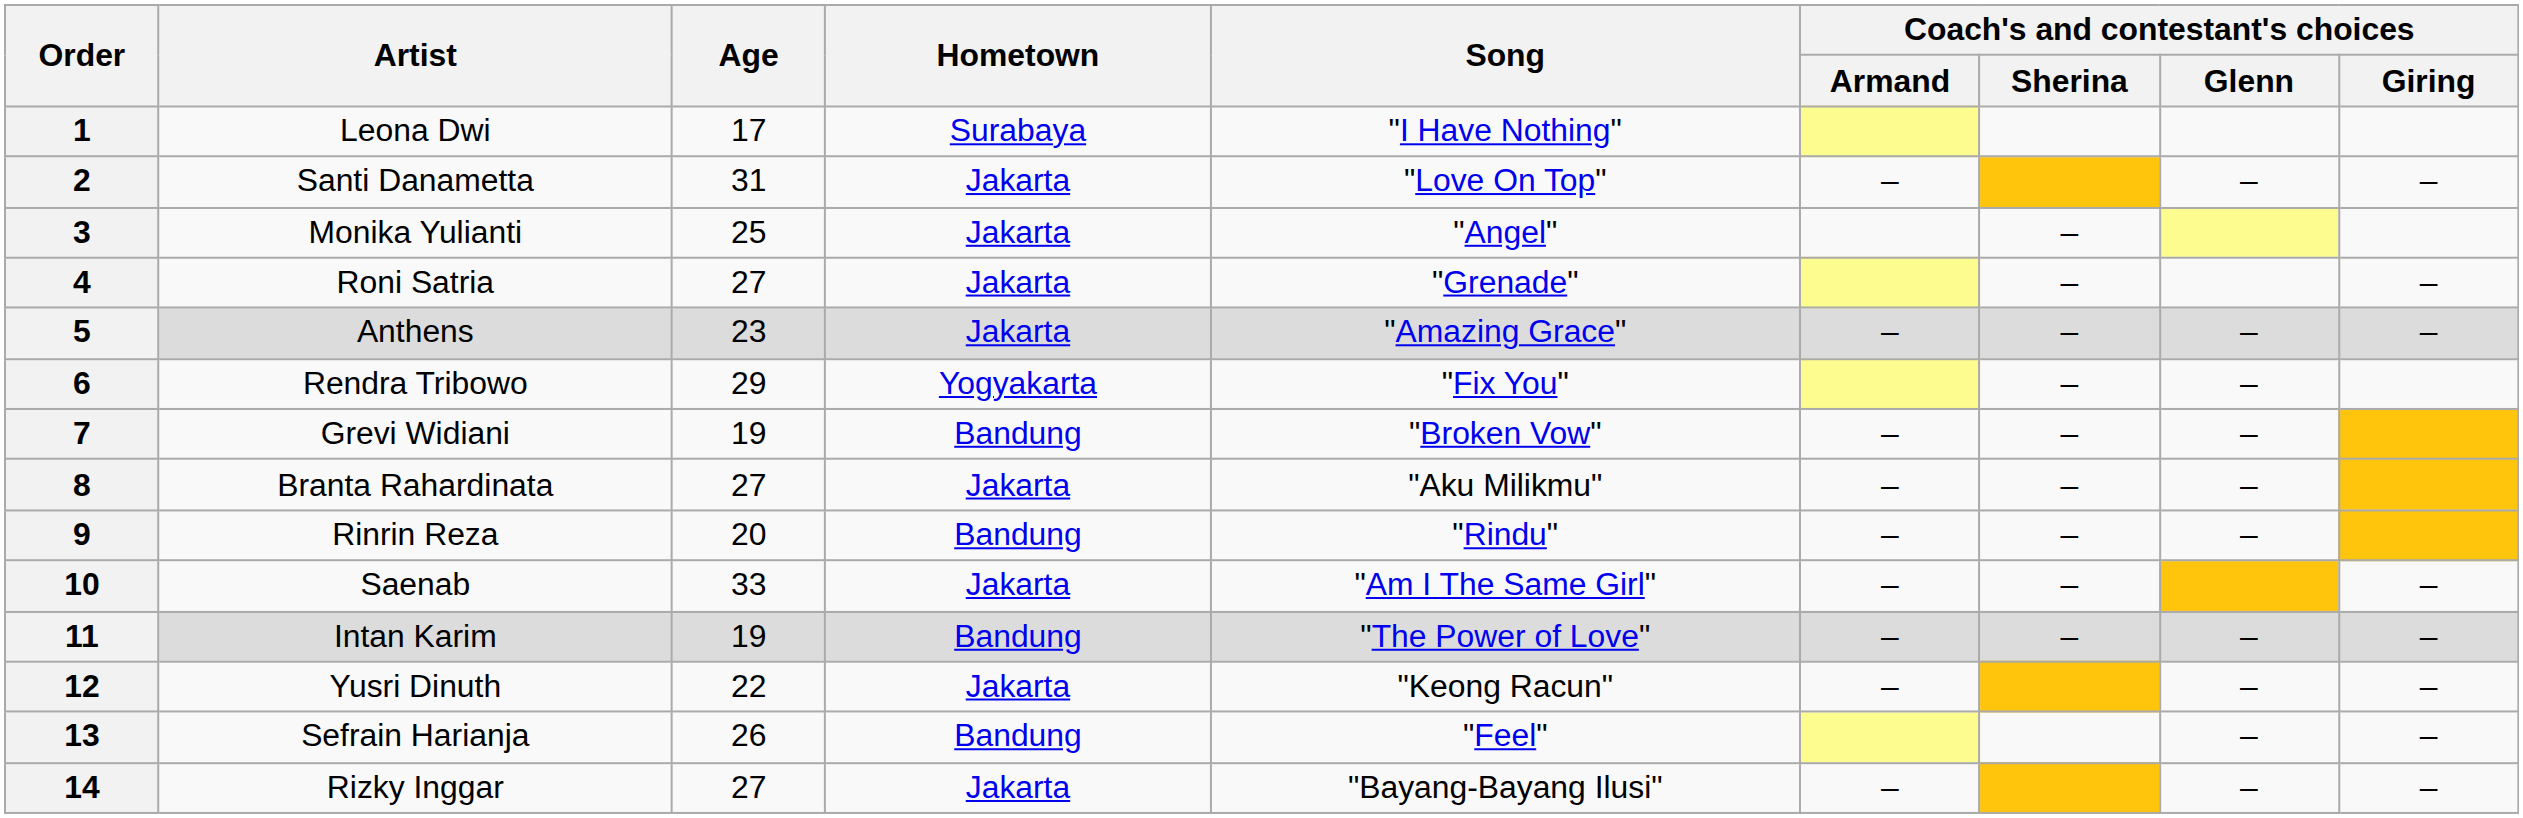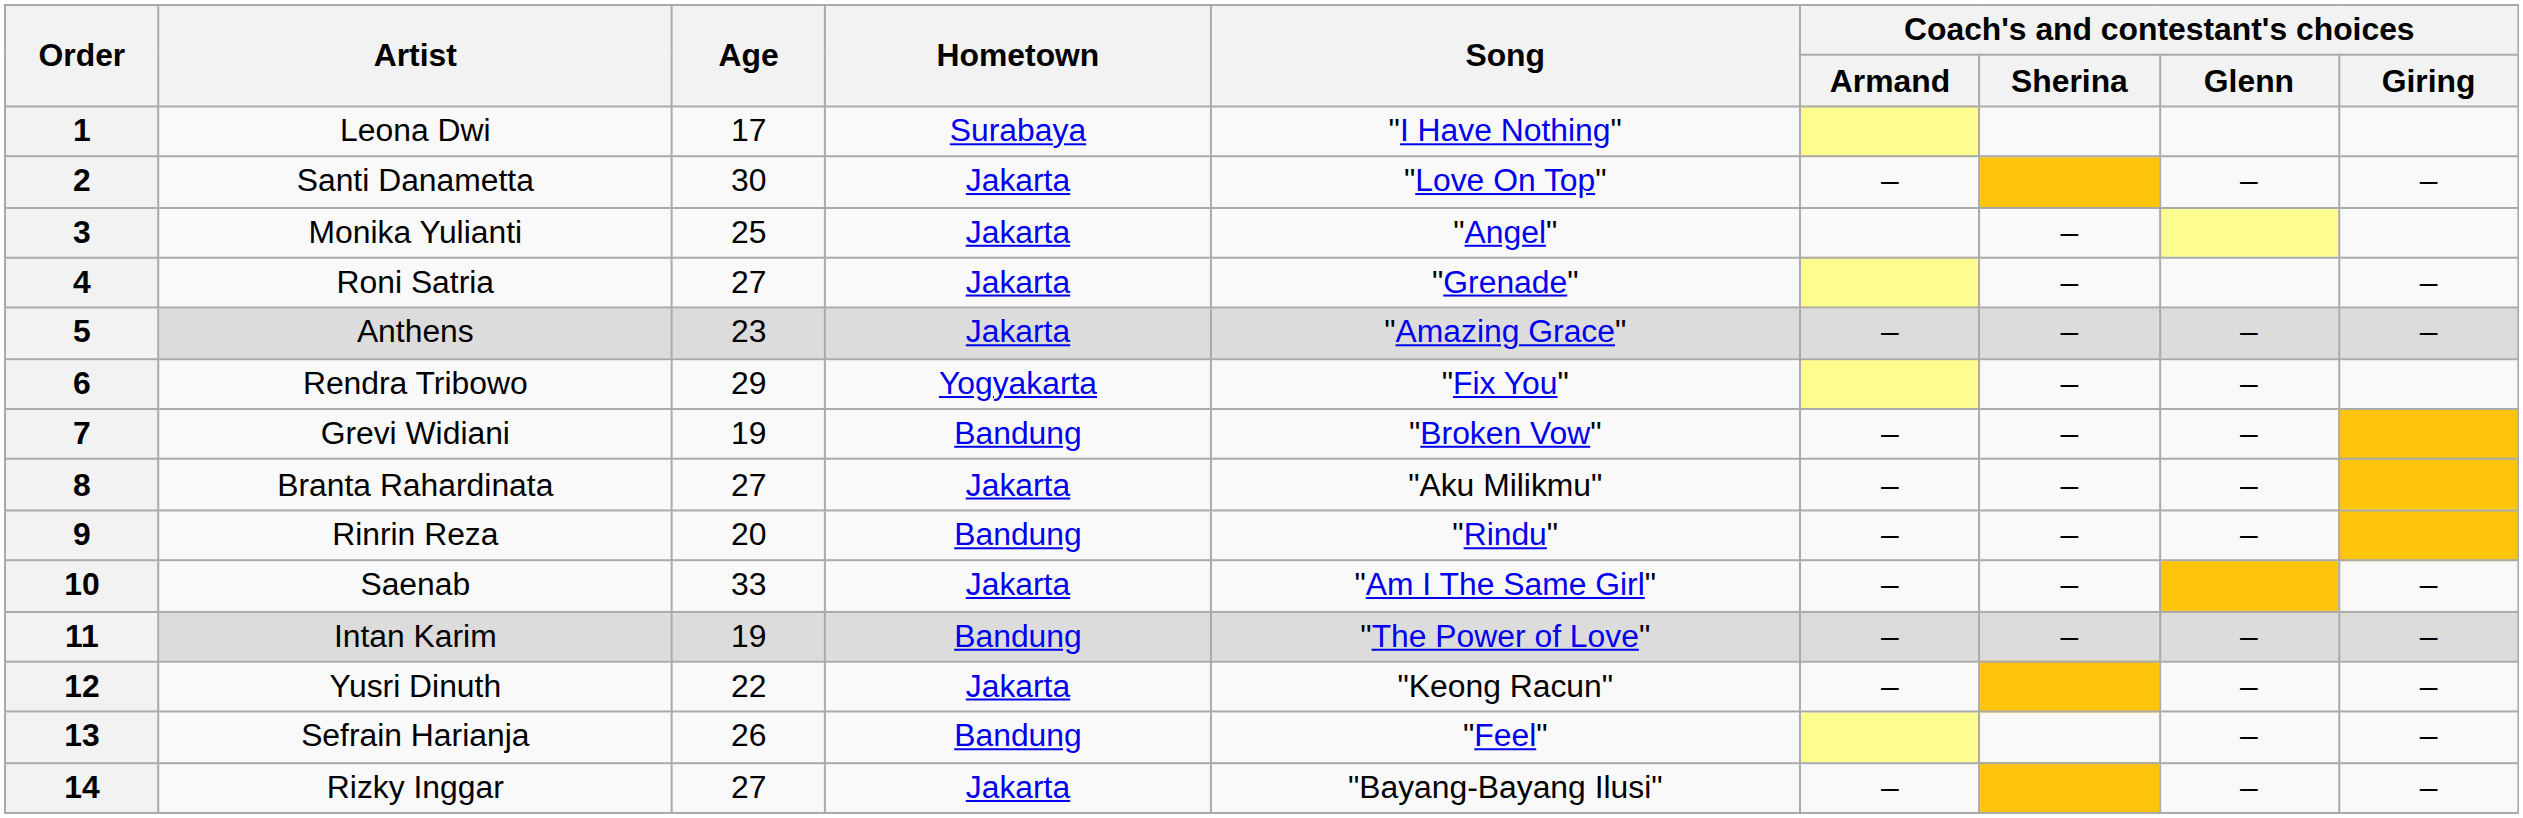(749, 181) 31 -> (749, 181) 30
